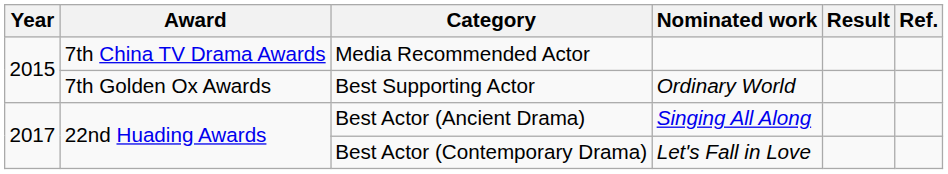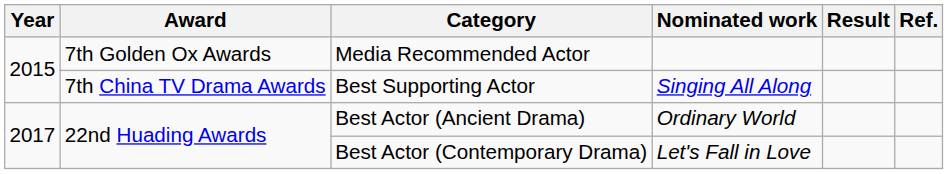(195, 53) 7th China TV Drama Awards -> (168, 53) 7th Golden Ox Awards
(168, 86) 7th Golden Ox Awards -> (195, 86) 7th China TV Drama Awards
(726, 86) Ordinary World -> (734, 86) Singing All Along
(734, 119) Singing All Along -> (726, 119) Ordinary World
